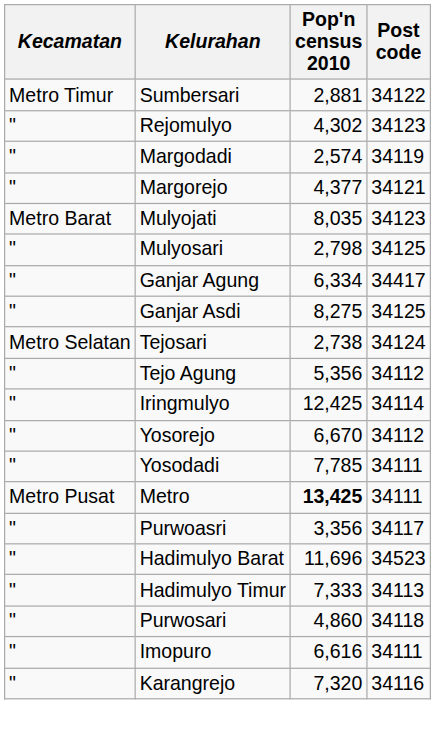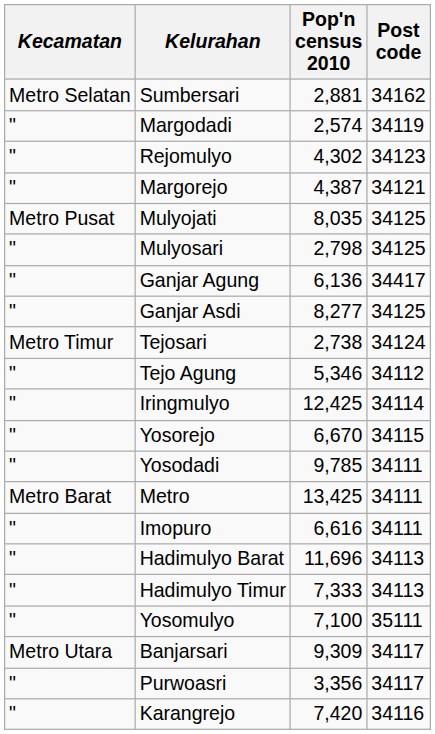(61, 94) Metro Timur -> (70, 94) Metro Selatan
(398, 94) 34122 -> (398, 94) 34162
rows swapped: (186, 125) <-> (186, 156)
(338, 187) 4,377 -> (338, 187) 4,387
(60, 218) Metro Barat -> (62, 218) Metro Pusat
(398, 218) 34123 -> (398, 218) 34125
(338, 280) 6,334 -> (338, 280) 6,136
(338, 311) 8,275 -> (338, 311) 8,277
(70, 342) Metro Selatan -> (61, 342) Metro Timur
(338, 373) 5,356 -> (338, 373) 5,346
(398, 435) 34112 -> (398, 435) 34115
(338, 466) 7,785 -> (338, 466) 9,785
(62, 497) Metro Pusat -> (60, 497) Metro Barat
(332, 497) bold -> (332, 497) normal
rows swapped: (175, 652) <-> (183, 528)
(398, 559) 34523 -> (398, 559) 34113
+ row: (187, 621)
+ row: (184, 652)
- row: (183, 621)
(338, 683) 7,320 -> (338, 714) 7,420
